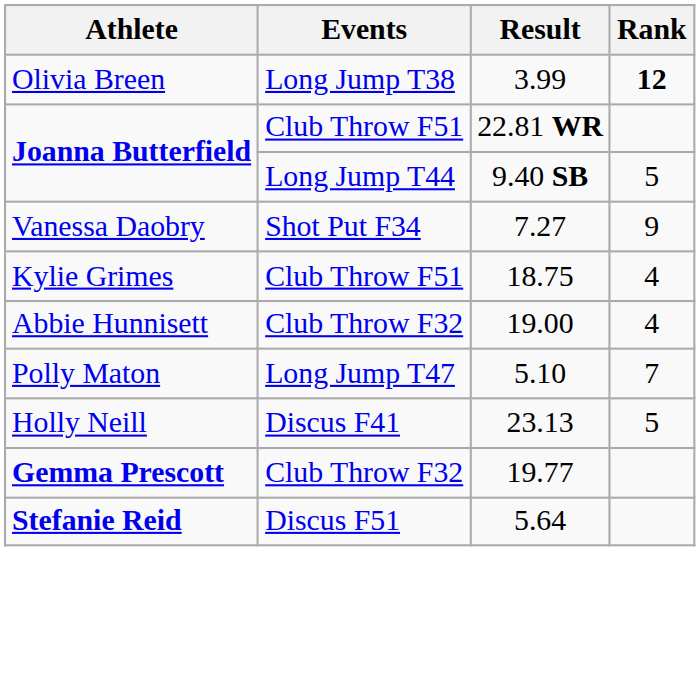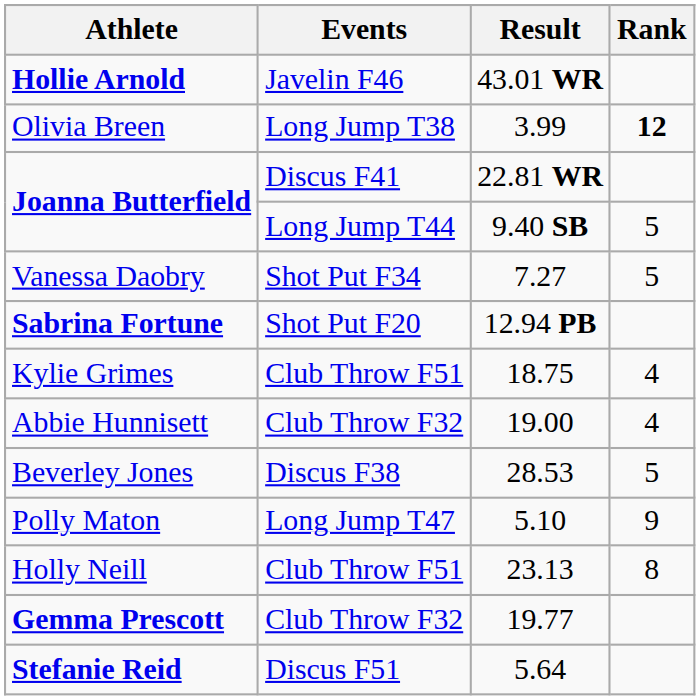+ row: (99, 78)
(364, 127) Club Throw F51 -> (333, 176) Discus F41
(652, 226) 9 -> (652, 275) 5
+ row: (118, 324)
+ row: (103, 471)
(652, 373) 7 -> (652, 521) 9
(333, 422) Discus F41 -> (364, 570) Club Throw F51
(652, 422) 5 -> (652, 570) 8
